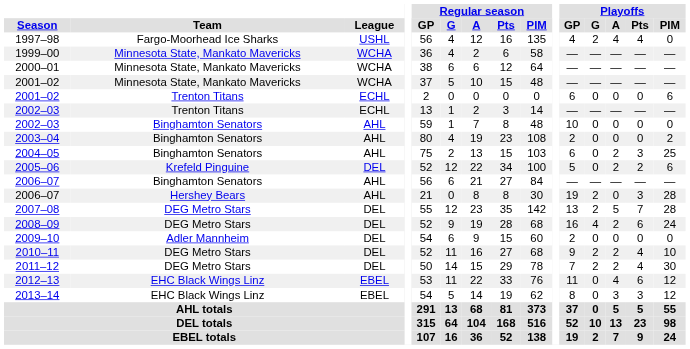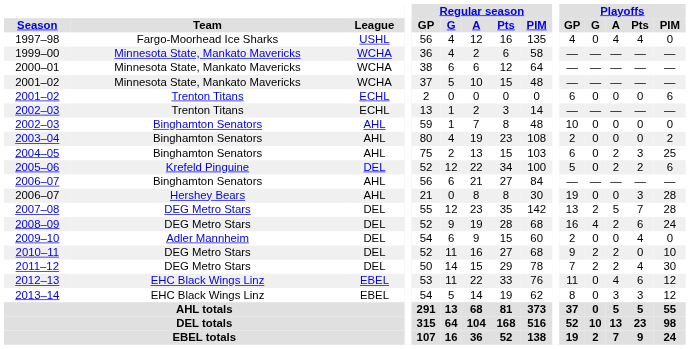(595, 39) 2 -> (595, 39) 0
(595, 195) 2 -> (595, 195) 0
(640, 238) 0 -> (640, 238) 4
(640, 252) 4 -> (640, 252) 0
